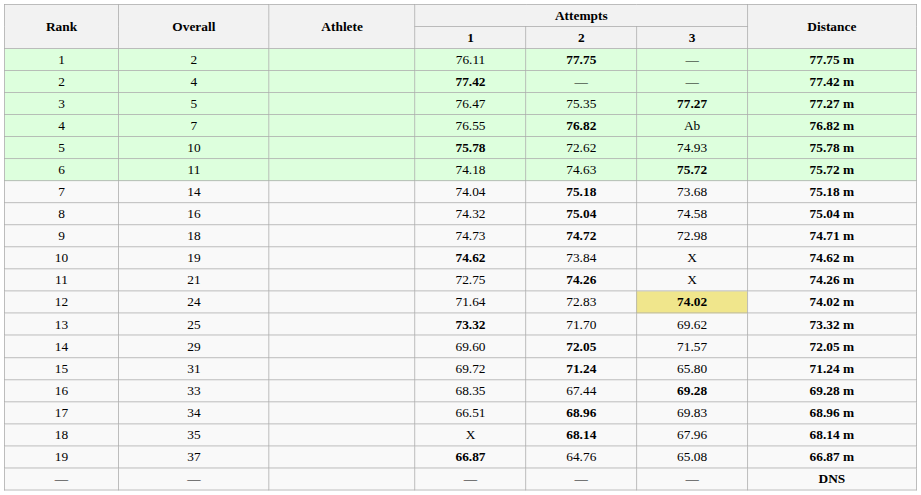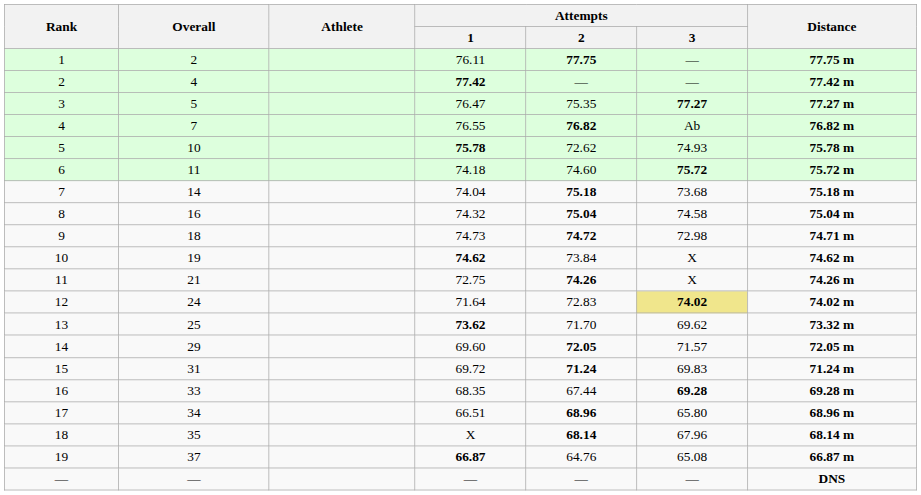(581, 169) 74.63 -> (581, 169) 74.60
(471, 324) 73.32 -> (471, 324) 73.62
(692, 368) 65.80 -> (692, 368) 69.83
(692, 412) 69.83 -> (692, 412) 65.80
